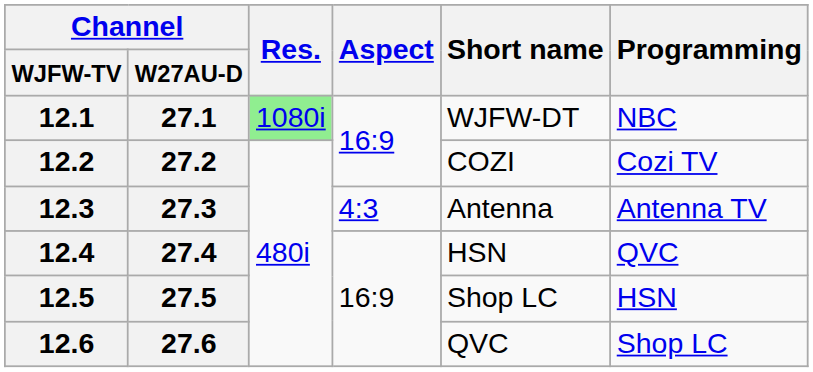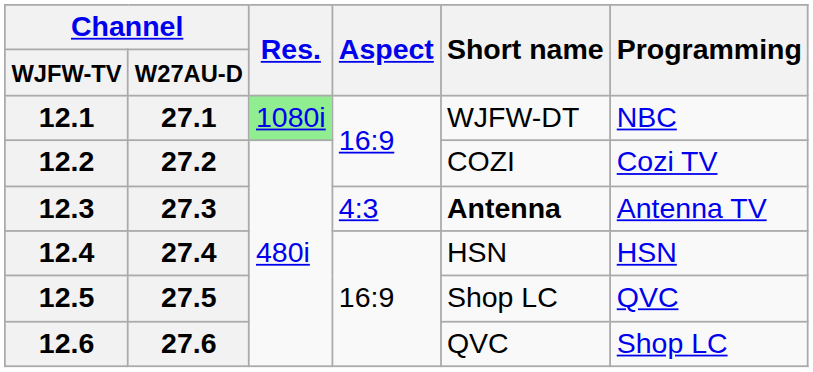(500, 207) normal -> (504, 207) bold
(648, 252) QVC -> (647, 252) HSN
(647, 298) HSN -> (648, 298) QVC
